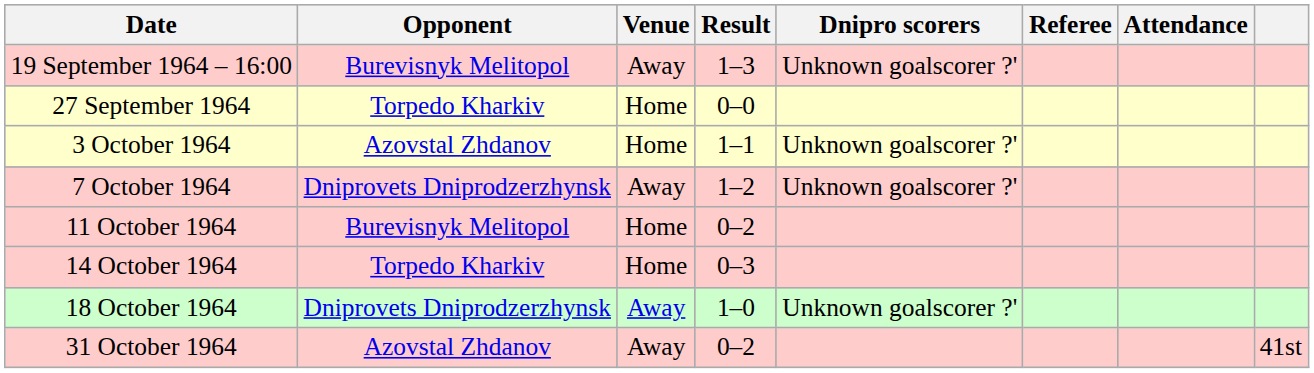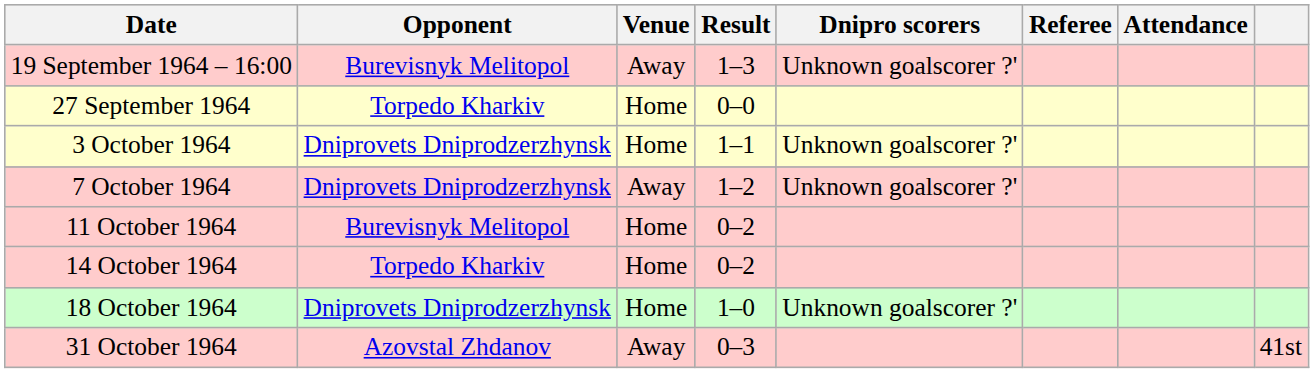(457, 145) Azovstal Zhdanov -> (457, 145) Dniprovets Dniprodzerzhynsk
(736, 266) 0–3 -> (736, 266) 0–2
(656, 307) Away -> (656, 307) Home
(736, 347) 0–2 -> (736, 347) 0–3
